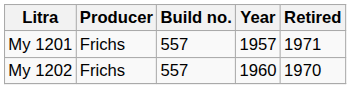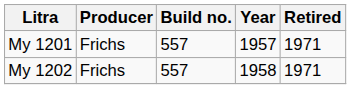(258, 70) 1960 -> (258, 70) 1958
(303, 70) 1970 -> (303, 70) 1971
